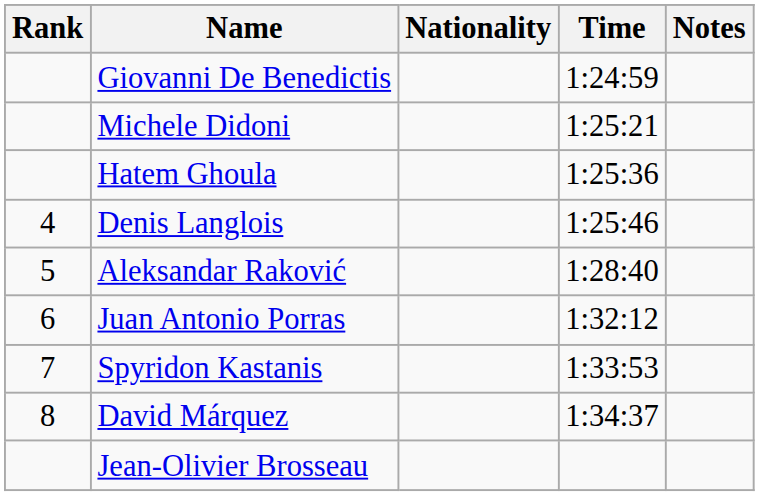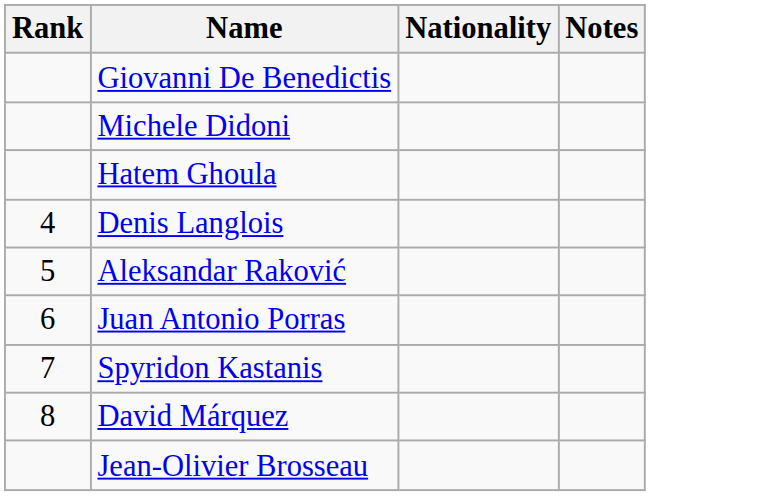- column: (612, 28)
